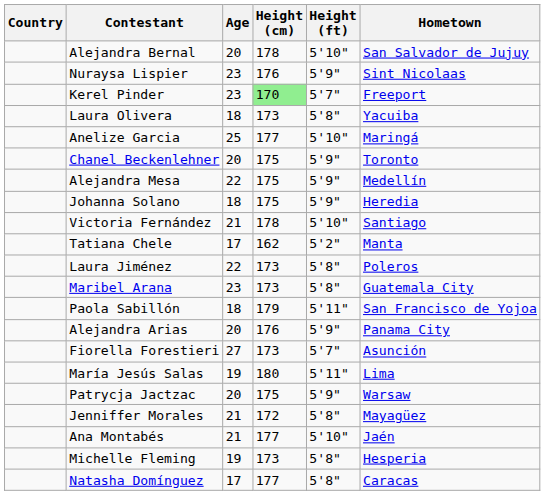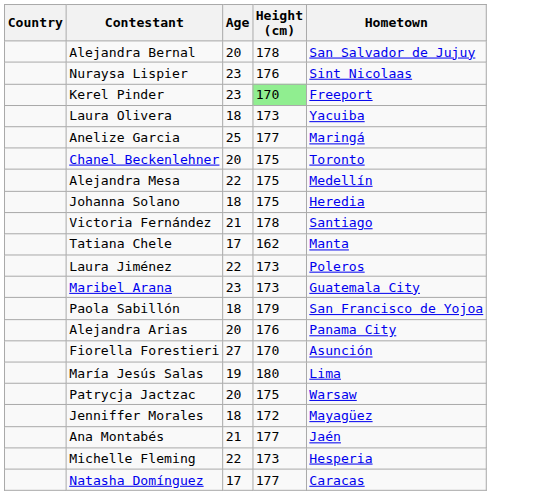- column: (333, 23)
(268, 351) 173 -> (268, 351) 170
(234, 416) 21 -> (234, 416) 18
(234, 458) 19 -> (234, 458) 22
